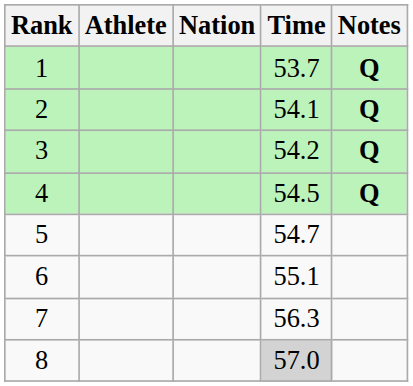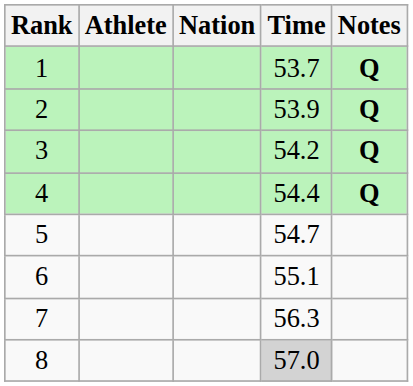(297, 109) 54.1 -> (297, 109) 53.9
(297, 192) 54.5 -> (297, 192) 54.4
